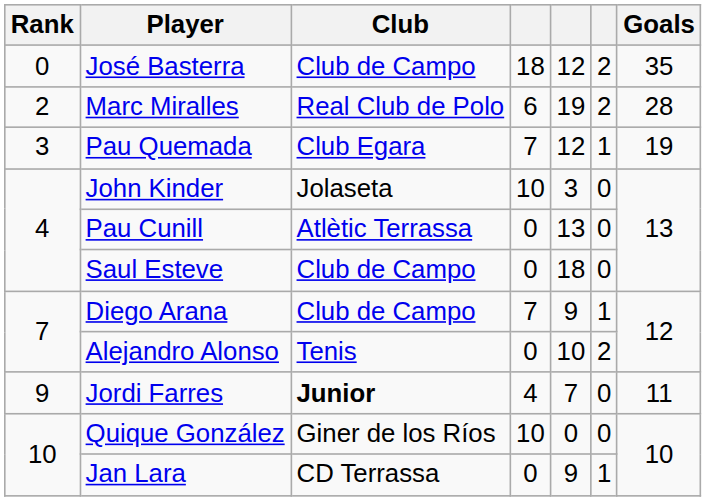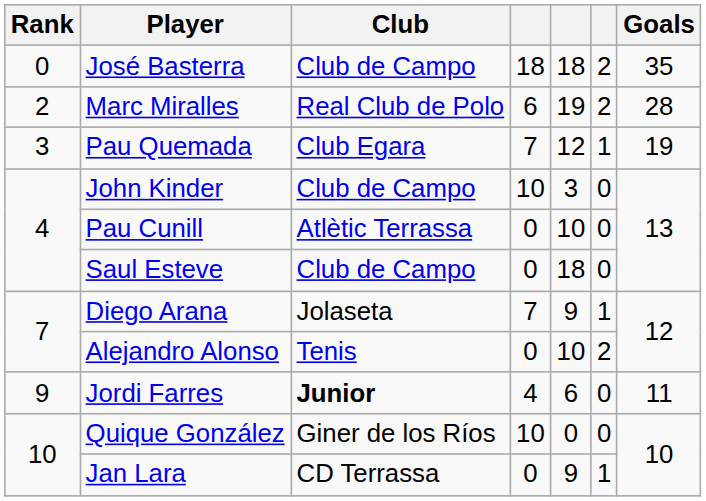(571, 65) 12 -> (571, 65) 18
(345, 188) Jolaseta -> (386, 188) Club de Campo
(571, 229) 13 -> (571, 229) 10
(386, 310) Club de Campo -> (345, 310) Jolaseta
(571, 392) 7 -> (571, 392) 6
